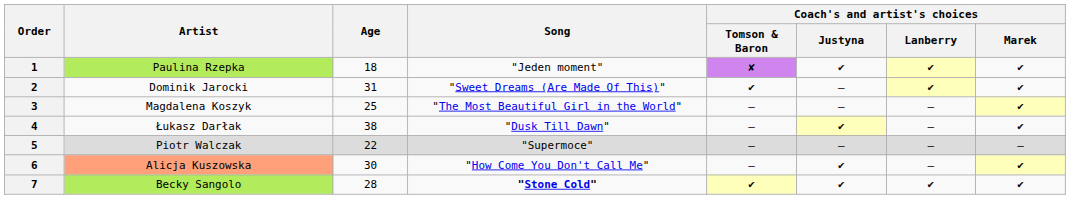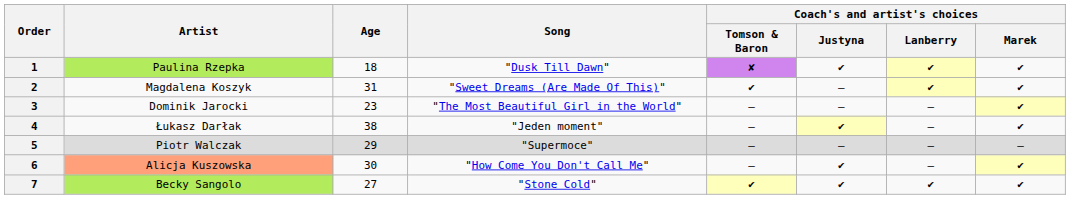(557, 67) "Jeden moment" -> (557, 67) "Dusk Till Dawn"
(199, 87) Dominik Jarocki -> (199, 87) Magdalena Koszyk
(199, 106) Magdalena Koszyk -> (199, 106) Dominik Jarocki
(371, 106) 25 -> (371, 106) 23
(557, 126) "Dusk Till Dawn" -> (557, 126) "Jeden moment"
(371, 145) 22 -> (371, 145) 29
(371, 184) 28 -> (371, 184) 27
(557, 184) bold -> (557, 184) normal
